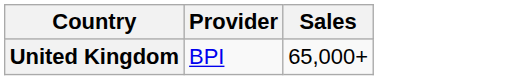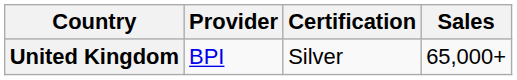+ column: (352, 21)
